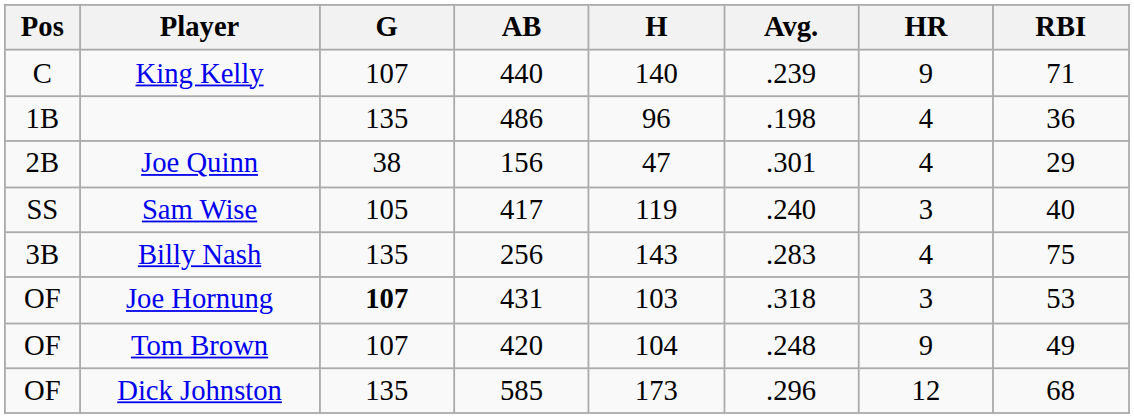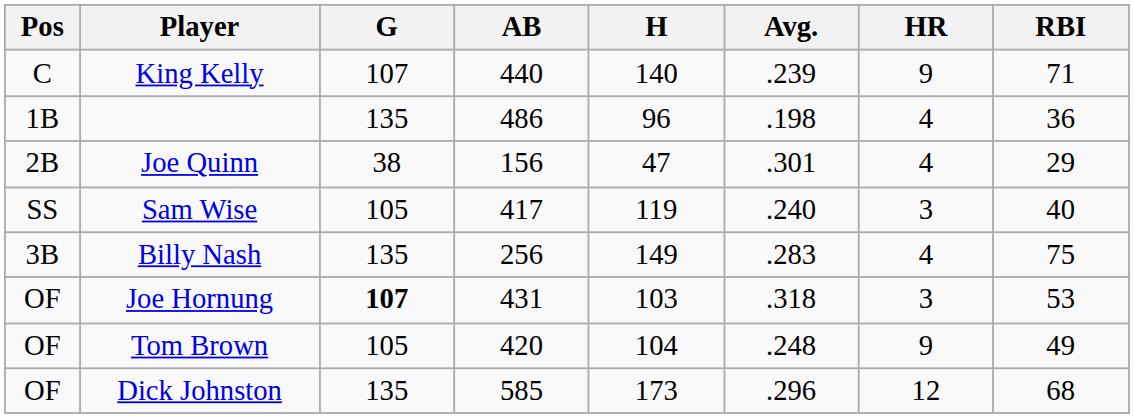(656, 254) 143 -> (656, 254) 149
(387, 345) 107 -> (387, 345) 105
